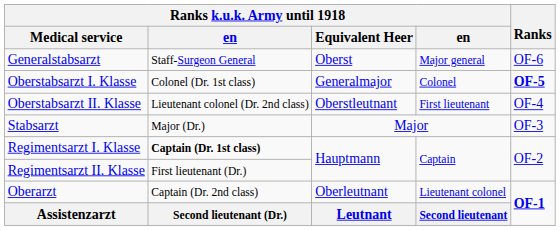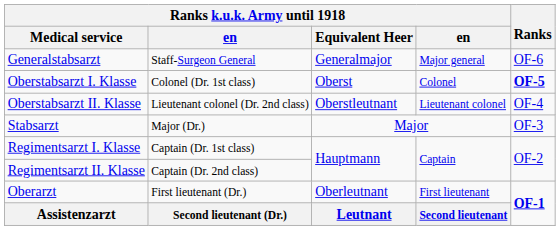(334, 59) Oberst -> (353, 59) Generalmajor
(353, 81) Generalmajor -> (334, 81) Oberst
(454, 104) First lieutenant -> (463, 104) Lieutenant colonel
(206, 147) bold -> (203, 148) normal
(199, 170) First lieutenant (Dr.) -> (205, 170) Captain (Dr. 2nd class)
(205, 193) Captain (Dr. 2nd class) -> (199, 193) First lieutenant (Dr.)
(463, 193) Lieutenant colonel -> (454, 193) First lieutenant
